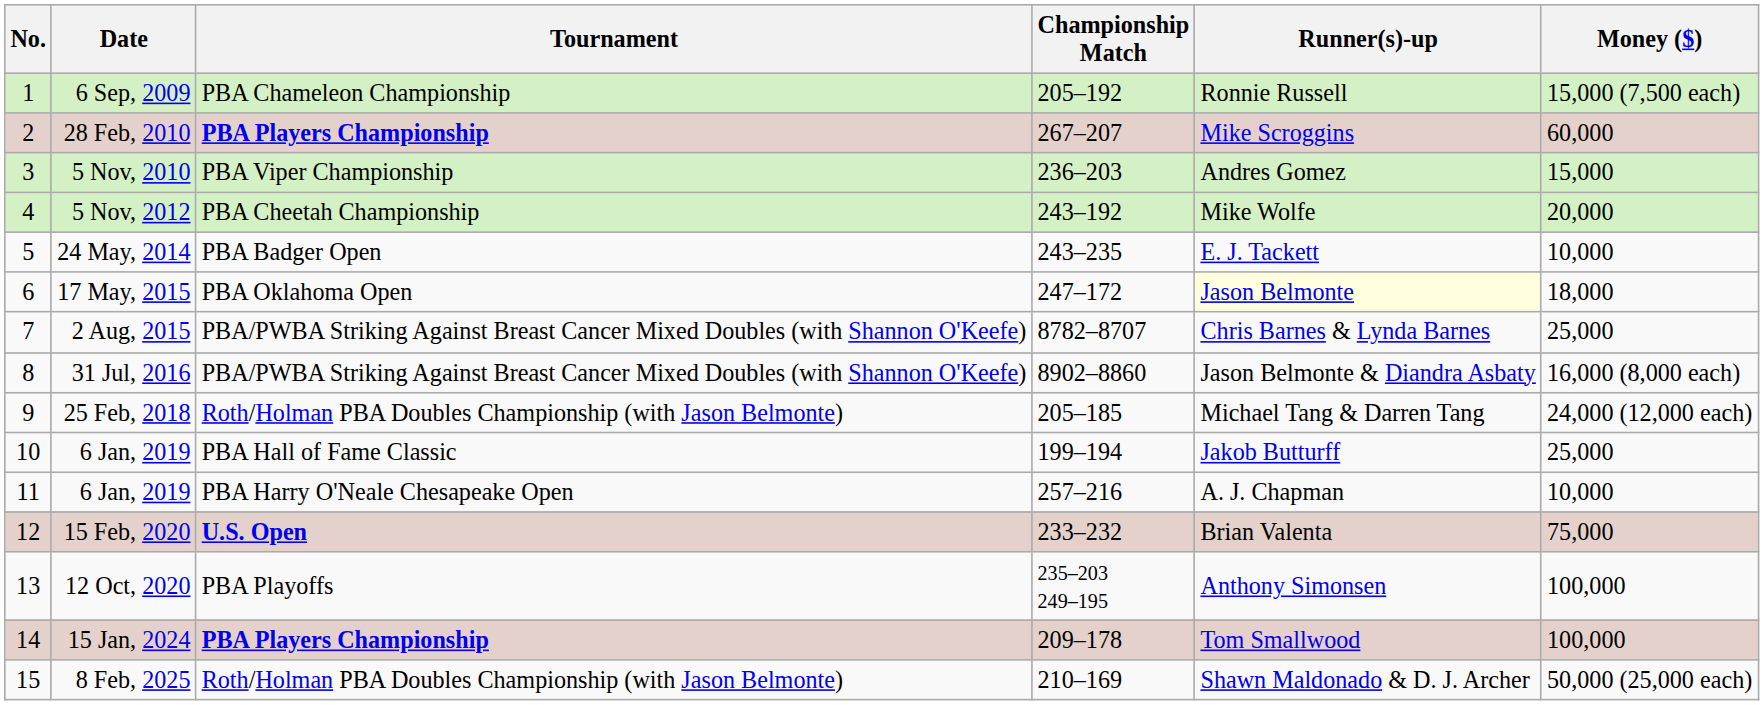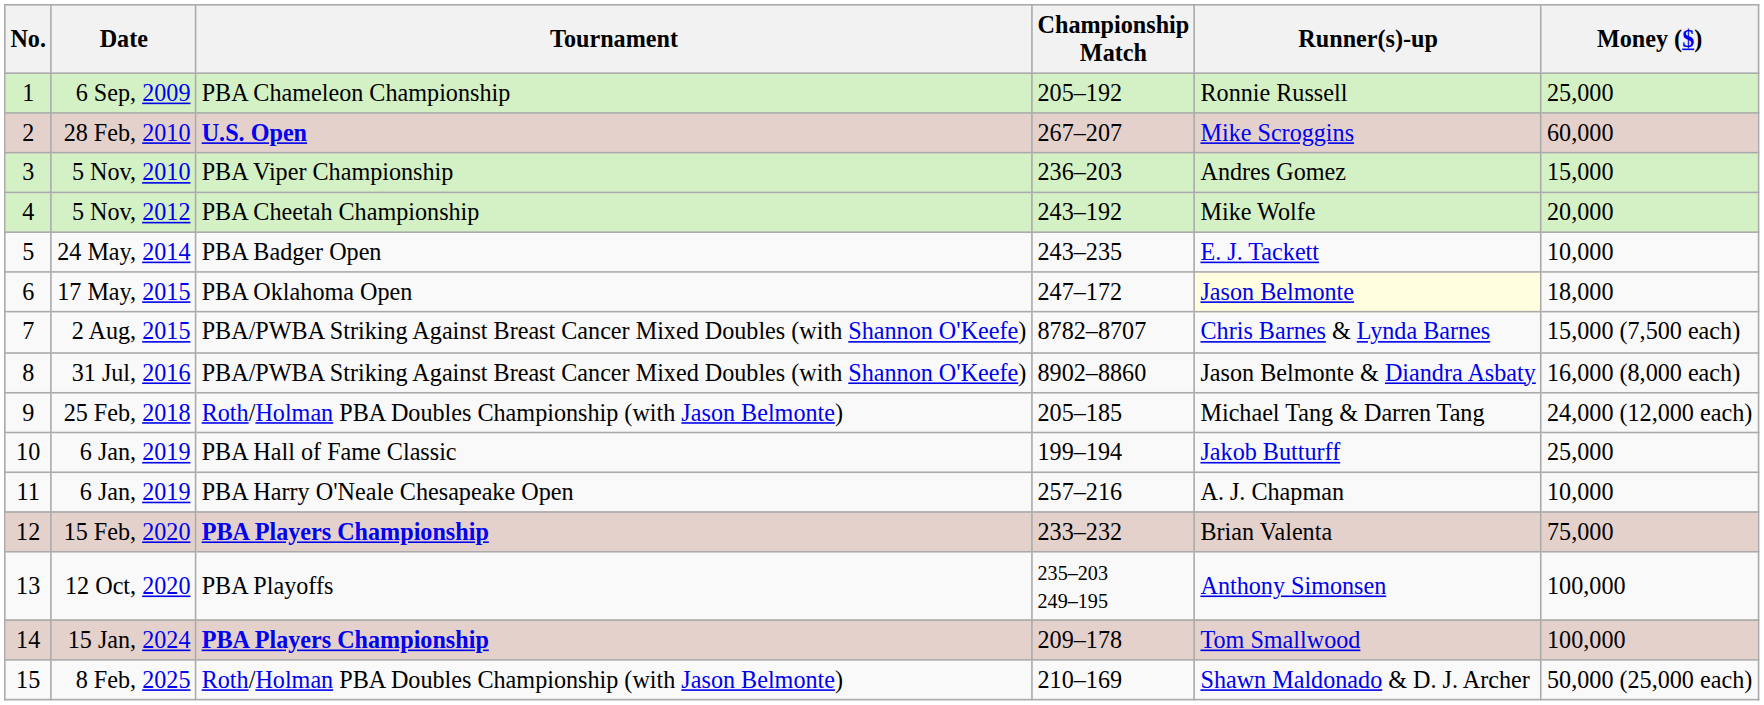(1644, 93) 15,000 (7,500 each) -> (1580, 93) 25,000
(345, 132) PBA Players Championship -> (254, 132) U.S. Open
(1580, 332) 25,000 -> (1644, 332) 15,000 (7,500 each)
(254, 531) U.S. Open -> (345, 531) PBA Players Championship
